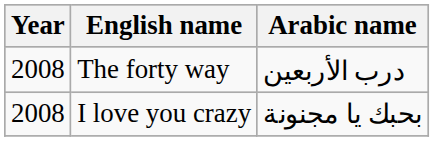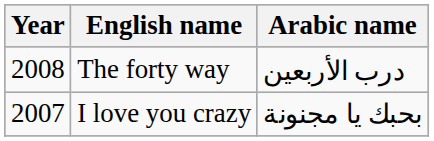(38, 113) 2008 -> (38, 113) 2007
